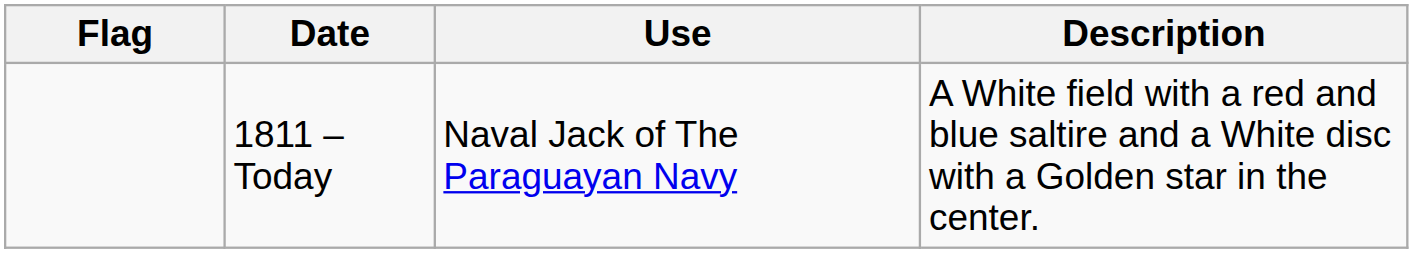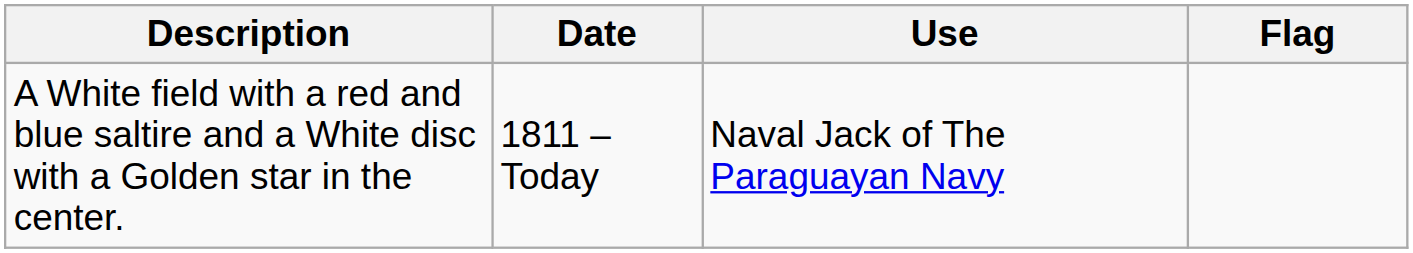columns swapped: (115, 33) <-> (1164, 33)
